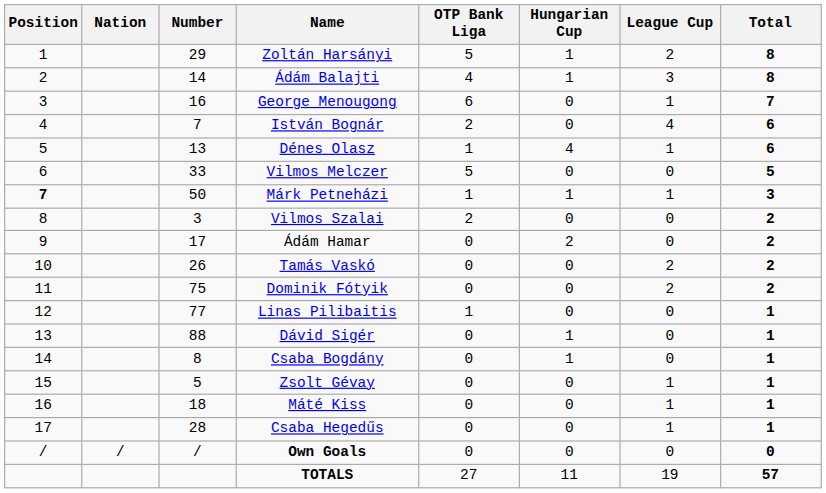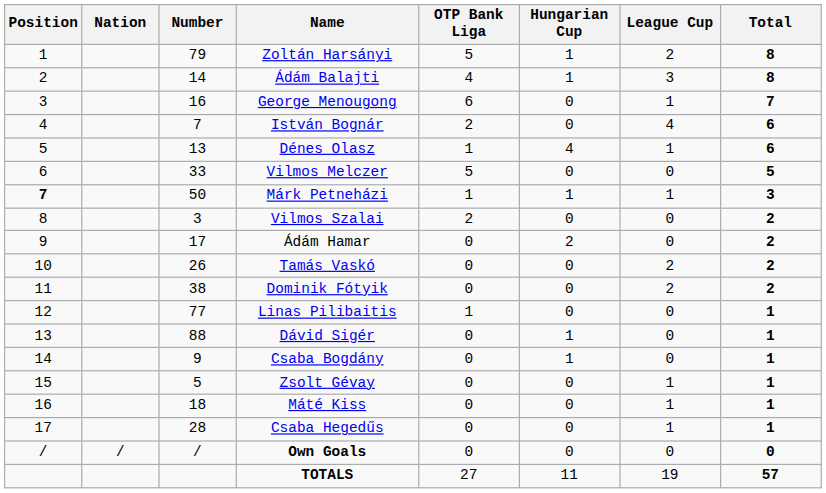(197, 56) 29 -> (197, 56) 79
(197, 290) 75 -> (197, 290) 38
(197, 360) 8 -> (197, 360) 9
